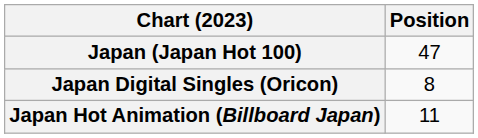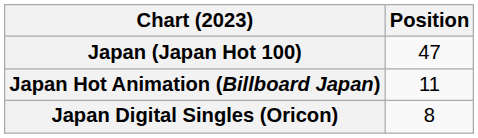rows swapped: (195, 116) <-> (195, 84)
